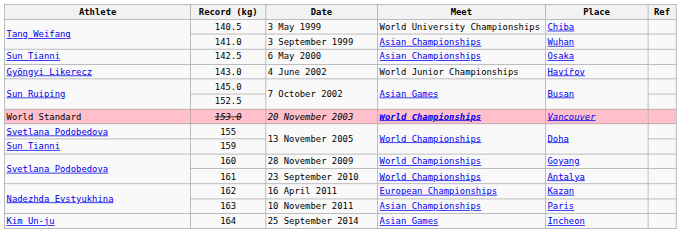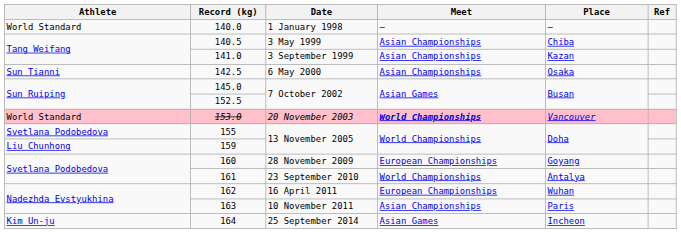+ row: (228, 26)
(460, 26) World University Championships -> (430, 41) Asian Championships
(561, 41) Wuhan -> (561, 56) Kazan
- row: (228, 71)
(33, 146) Sun Tianni -> (39, 146) Liu Chunhong
(430, 161) World Championships -> (438, 161) European Championships
(561, 191) Kazan -> (561, 191) Wuhan
